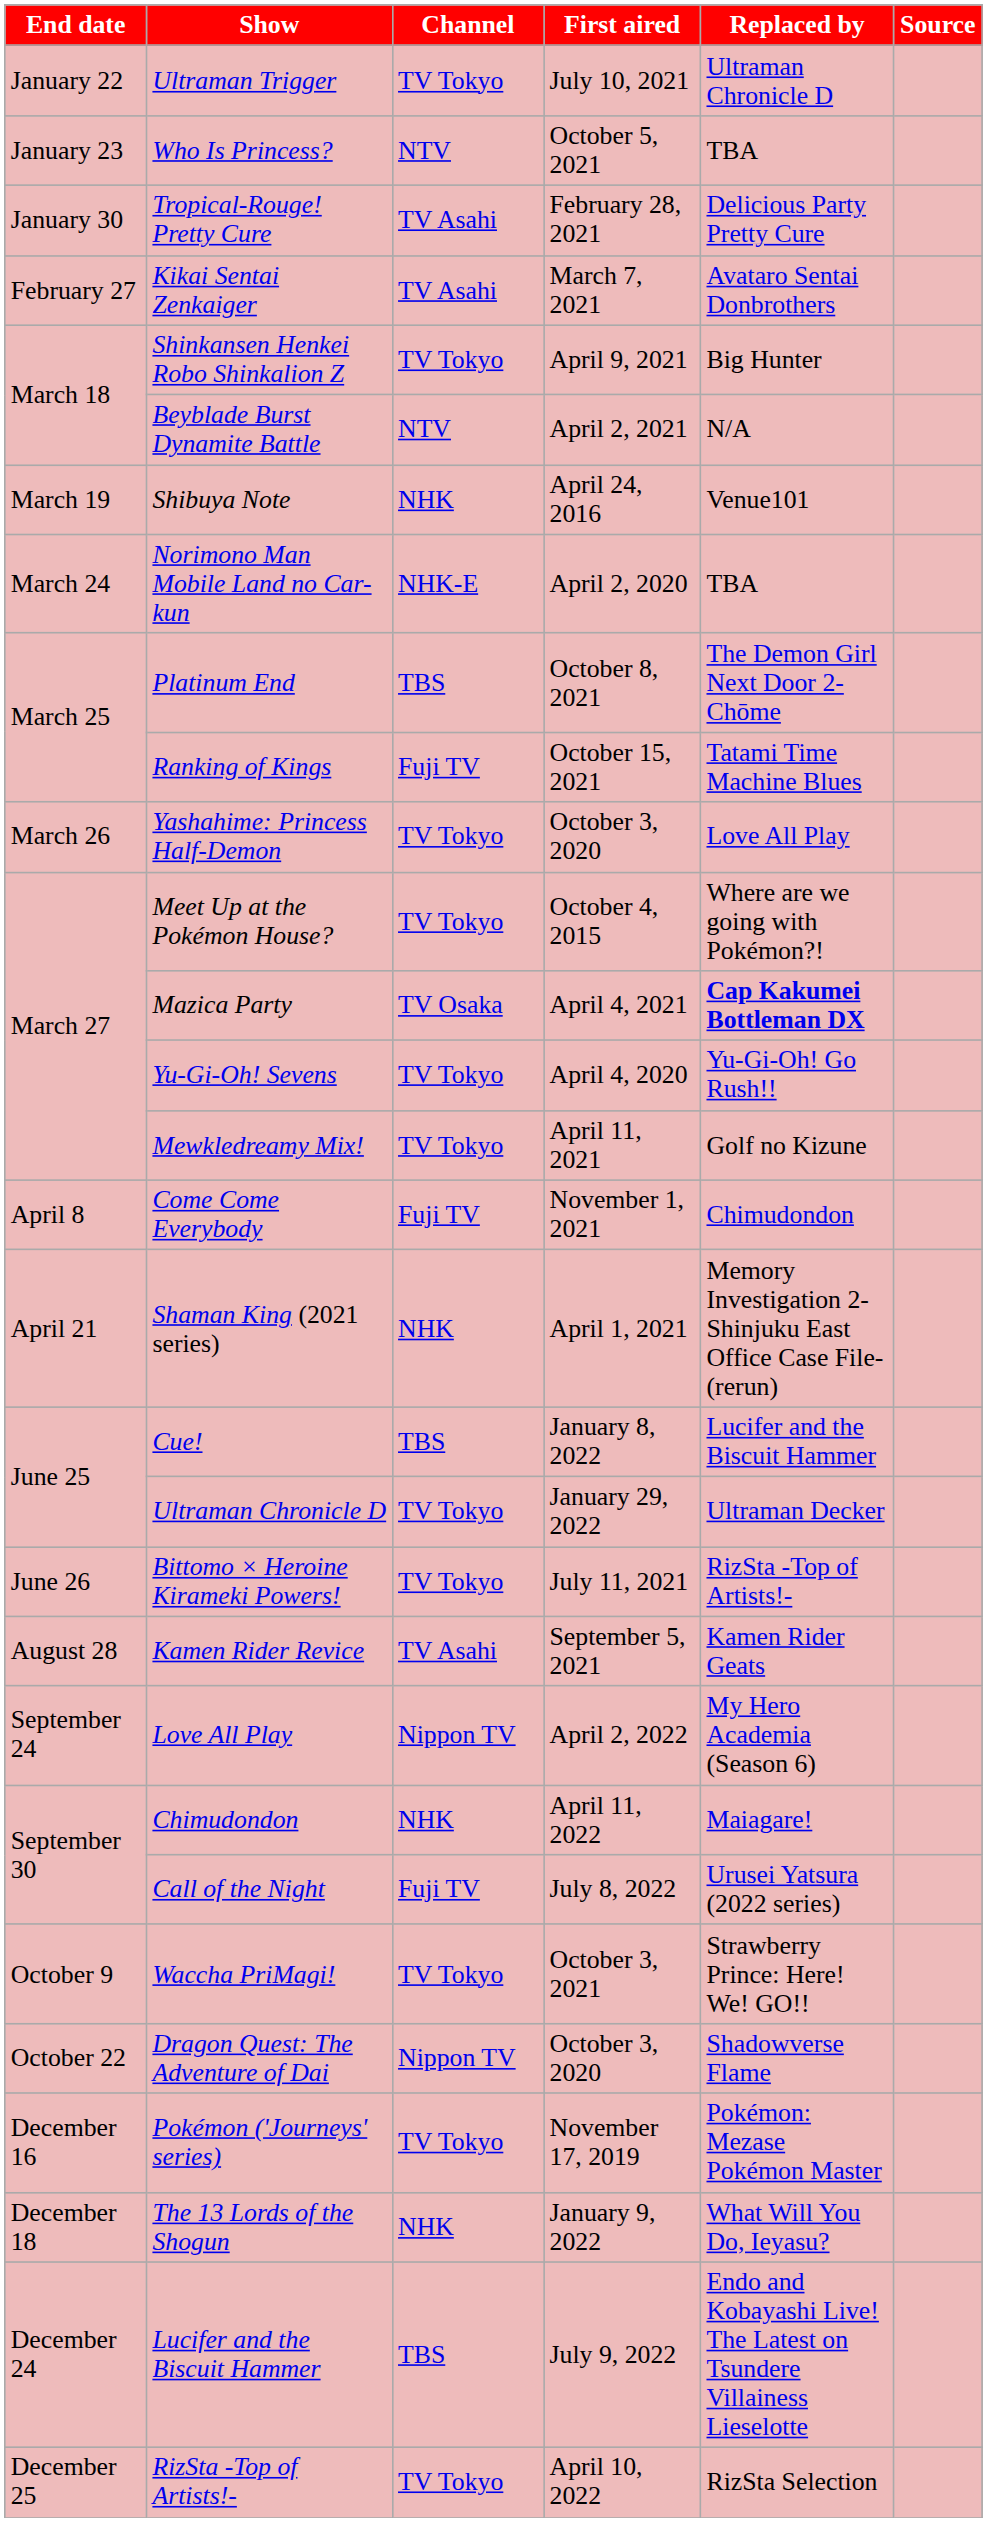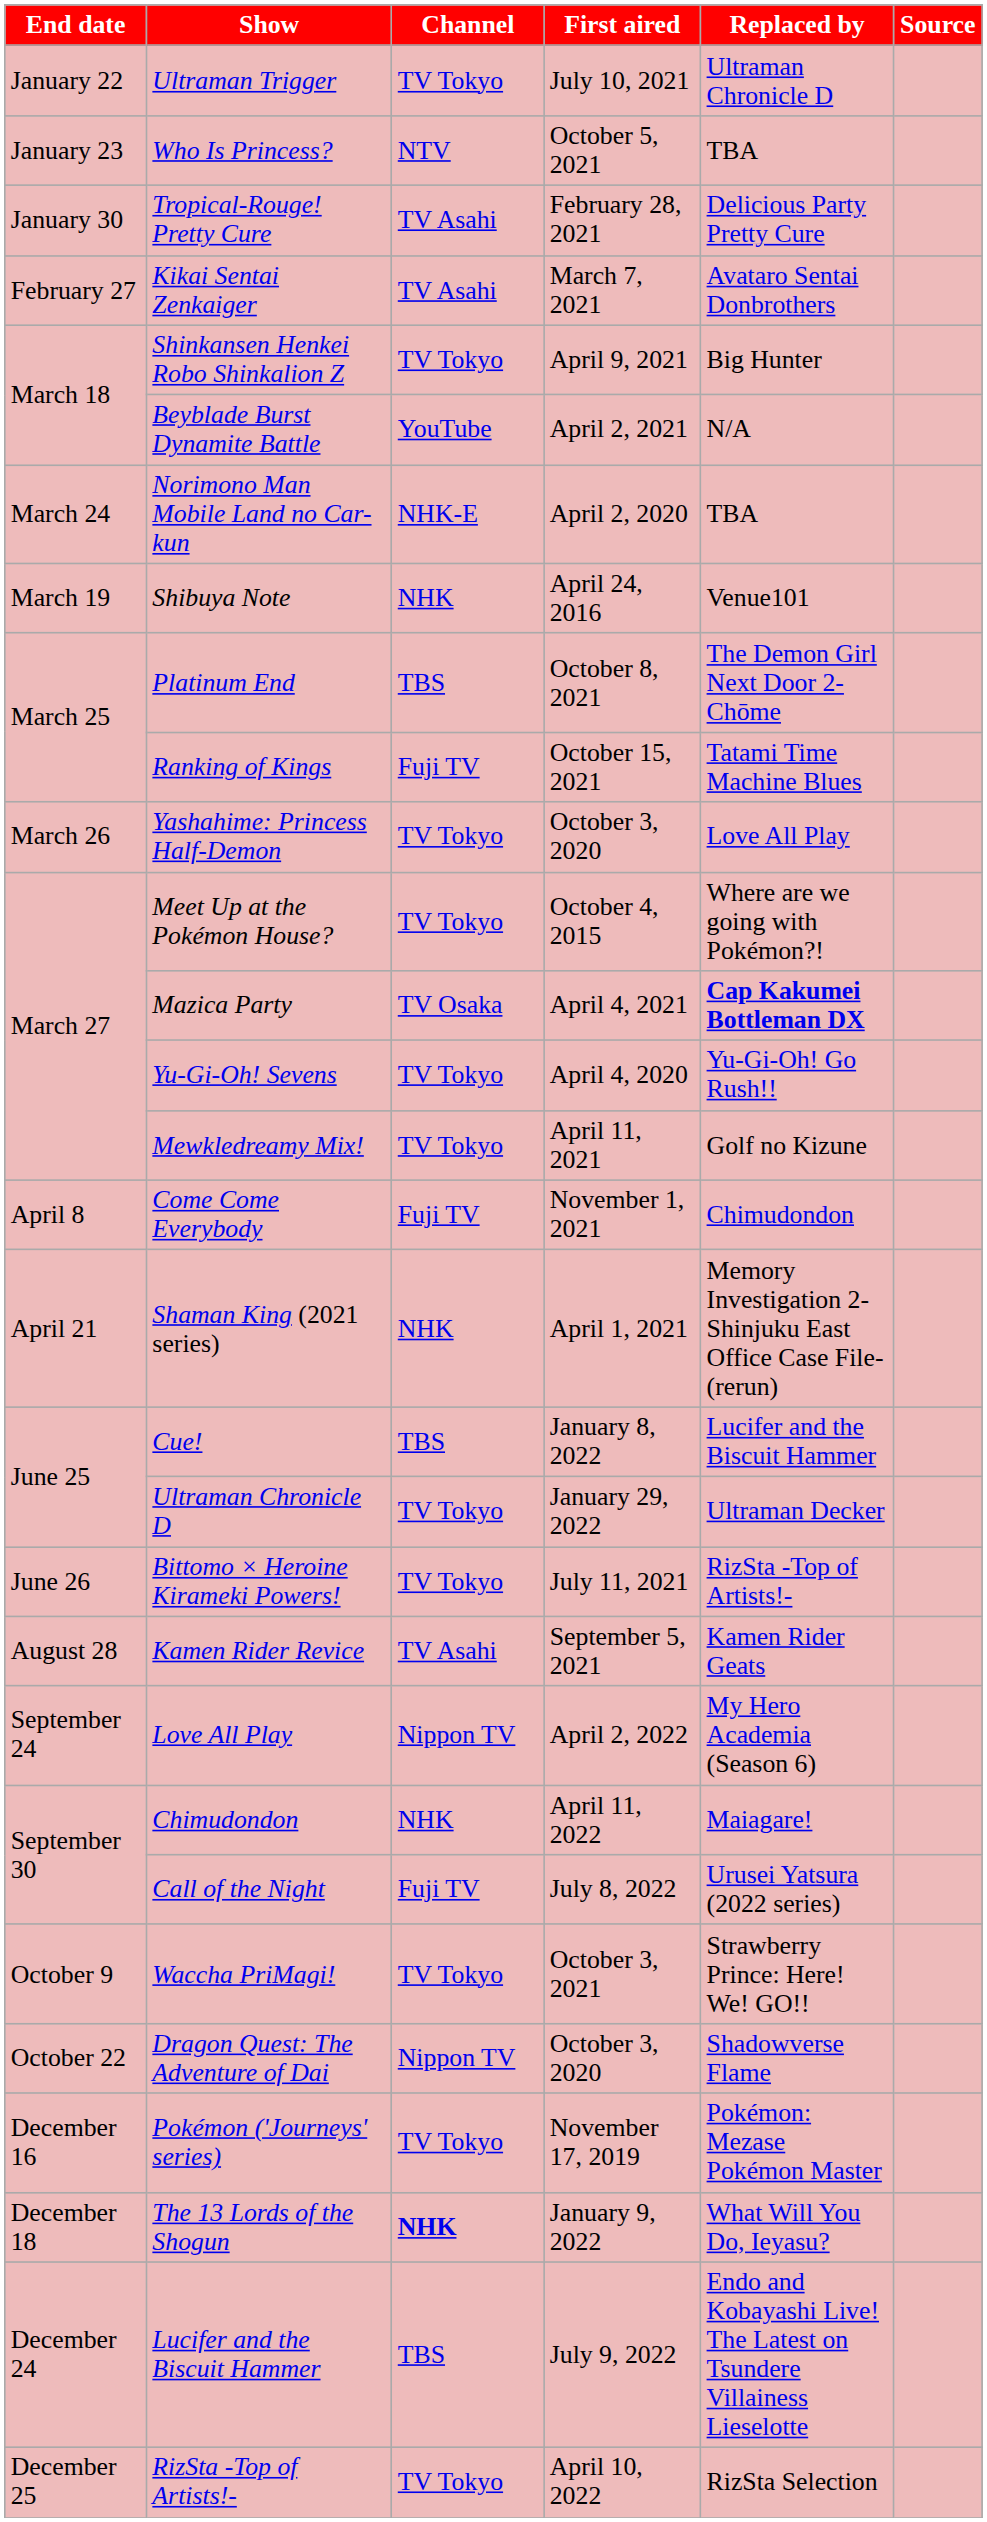(424, 429) NTV -> (445, 429) YouTube
rows swapped: (221, 499) <-> (262, 583)
(426, 2226) normal -> (427, 2226) bold
